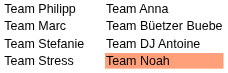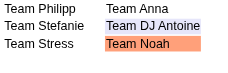- row: (35, 26)
(153, 43) no background -> (153, 26) lavender background
